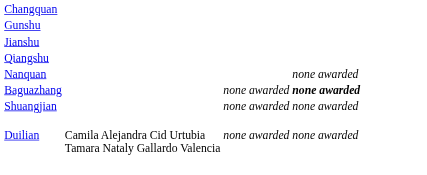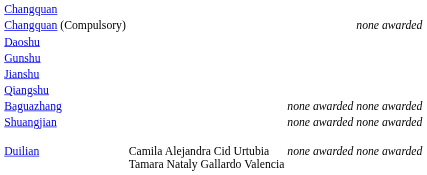+ row: (65, 25)
+ row: (22, 42)
- row: (25, 74)
(326, 90) bold -> (389, 106) normal
